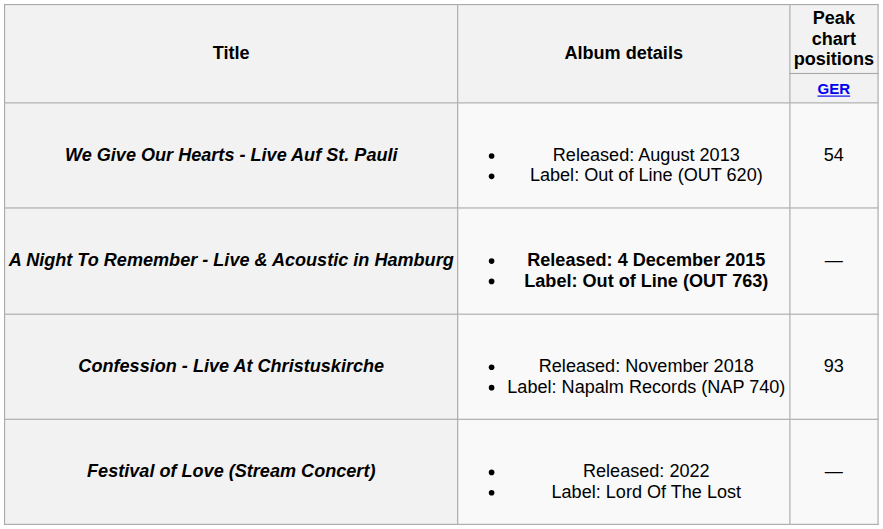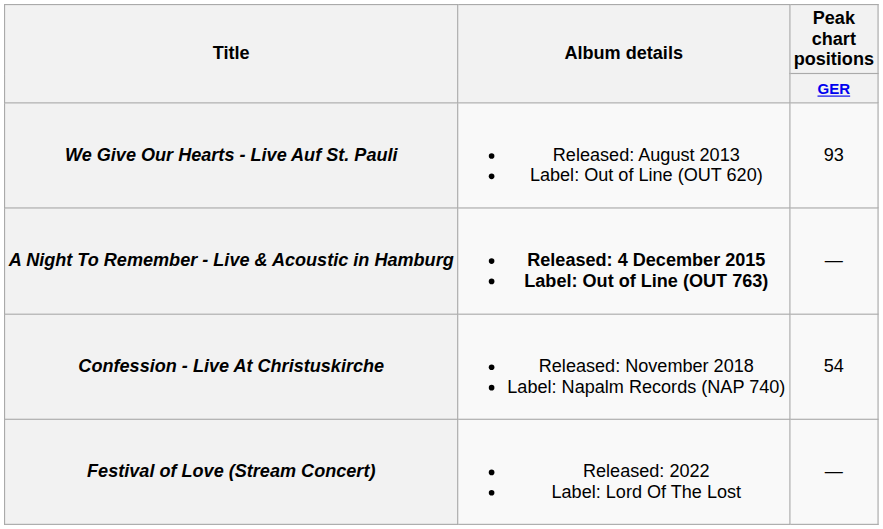(834, 155) 54 -> (834, 155) 93
(834, 366) 93 -> (834, 366) 54
